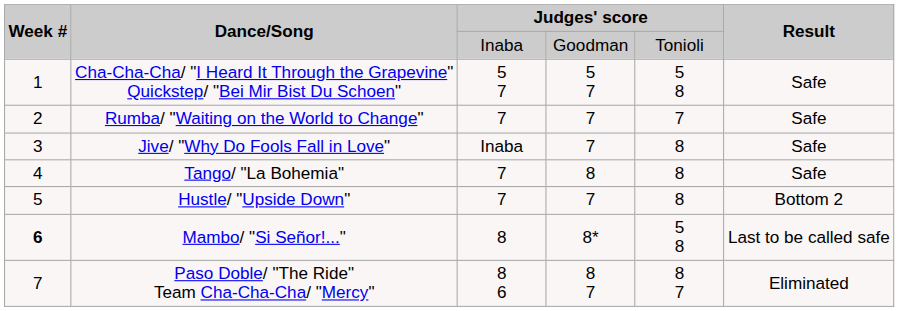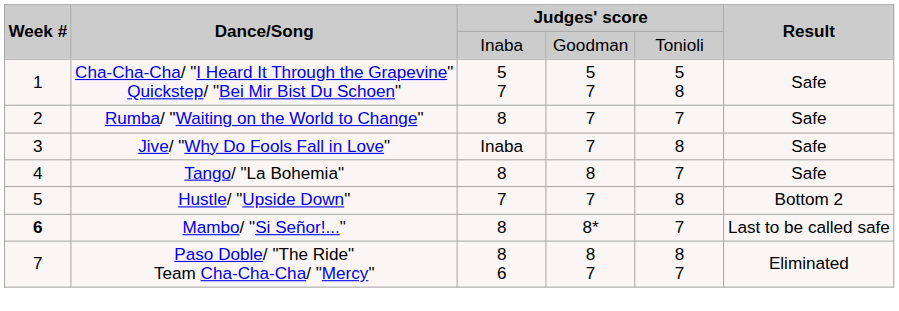(502, 118) 7 -> (502, 118) 8
(502, 173) 7 -> (502, 173) 8
(680, 173) 8 -> (680, 173) 7
(680, 237) 5 8 -> (680, 227) 7
